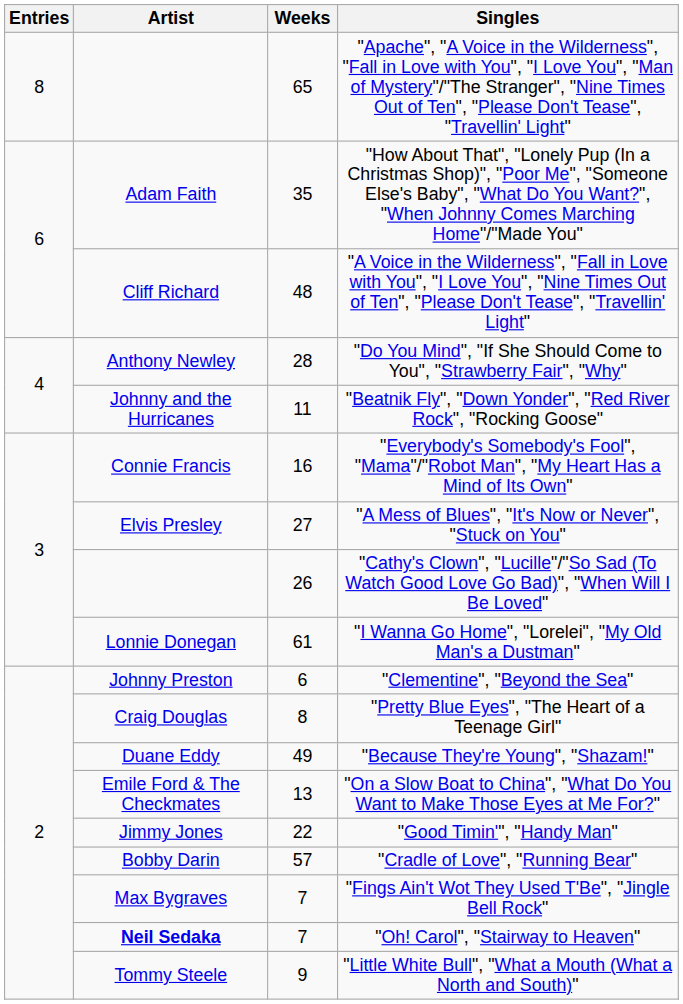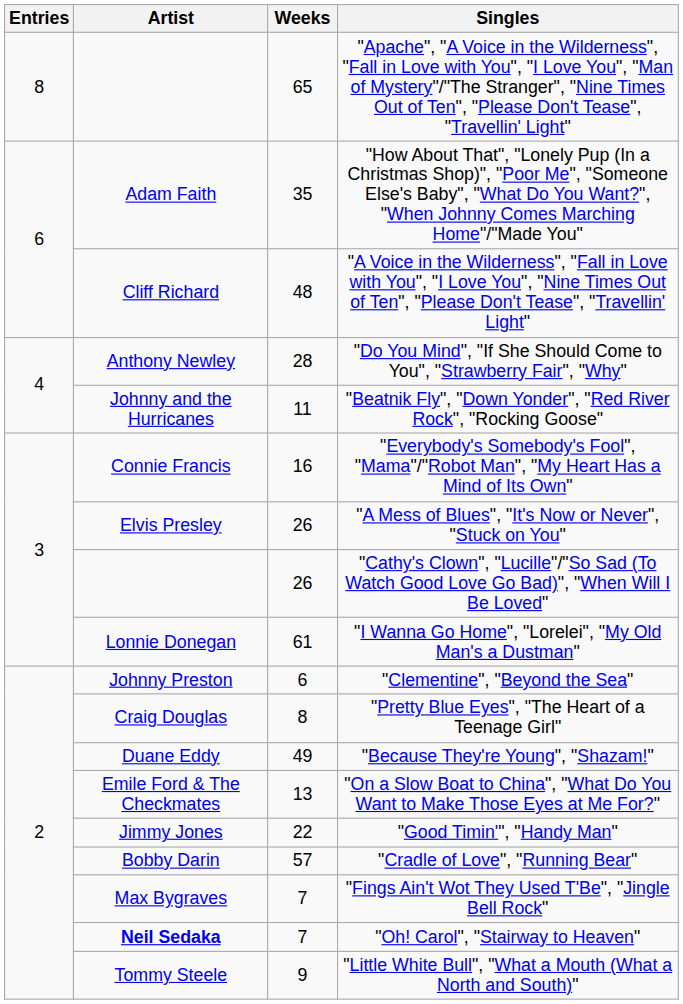(303, 525) 27 -> (303, 525) 26
